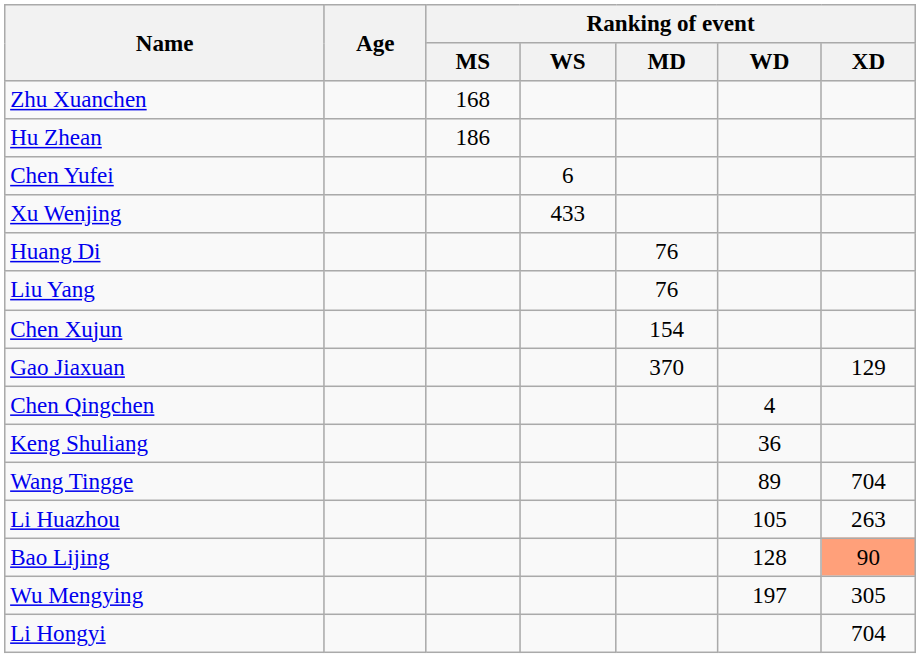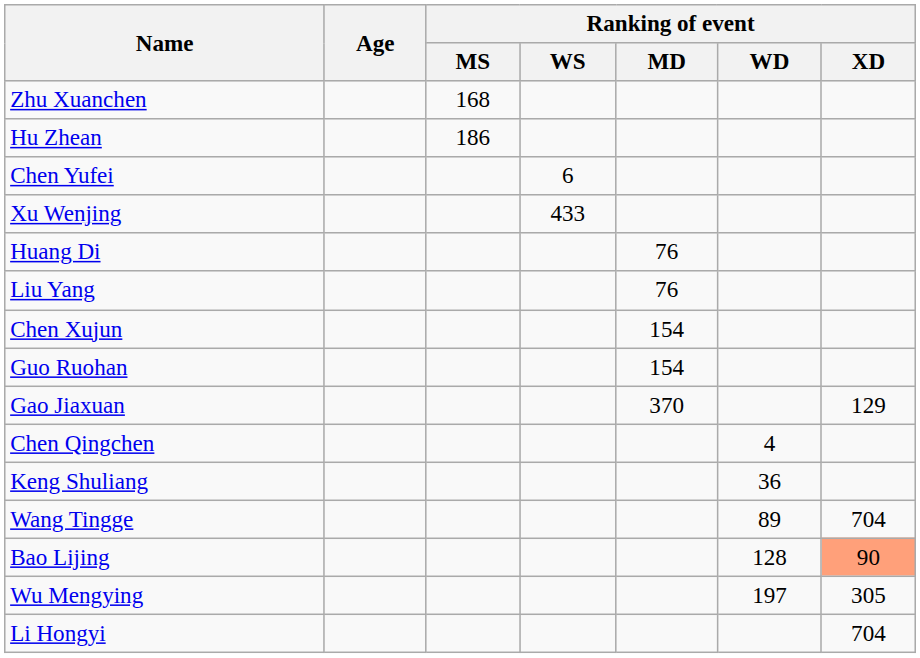+ row: (69, 366)
- row: (65, 518)
